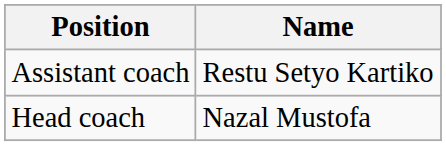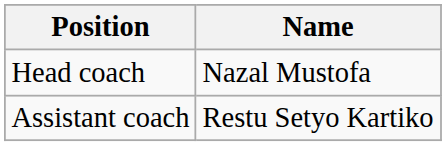rows swapped: (78, 117) <-> (100, 72)
